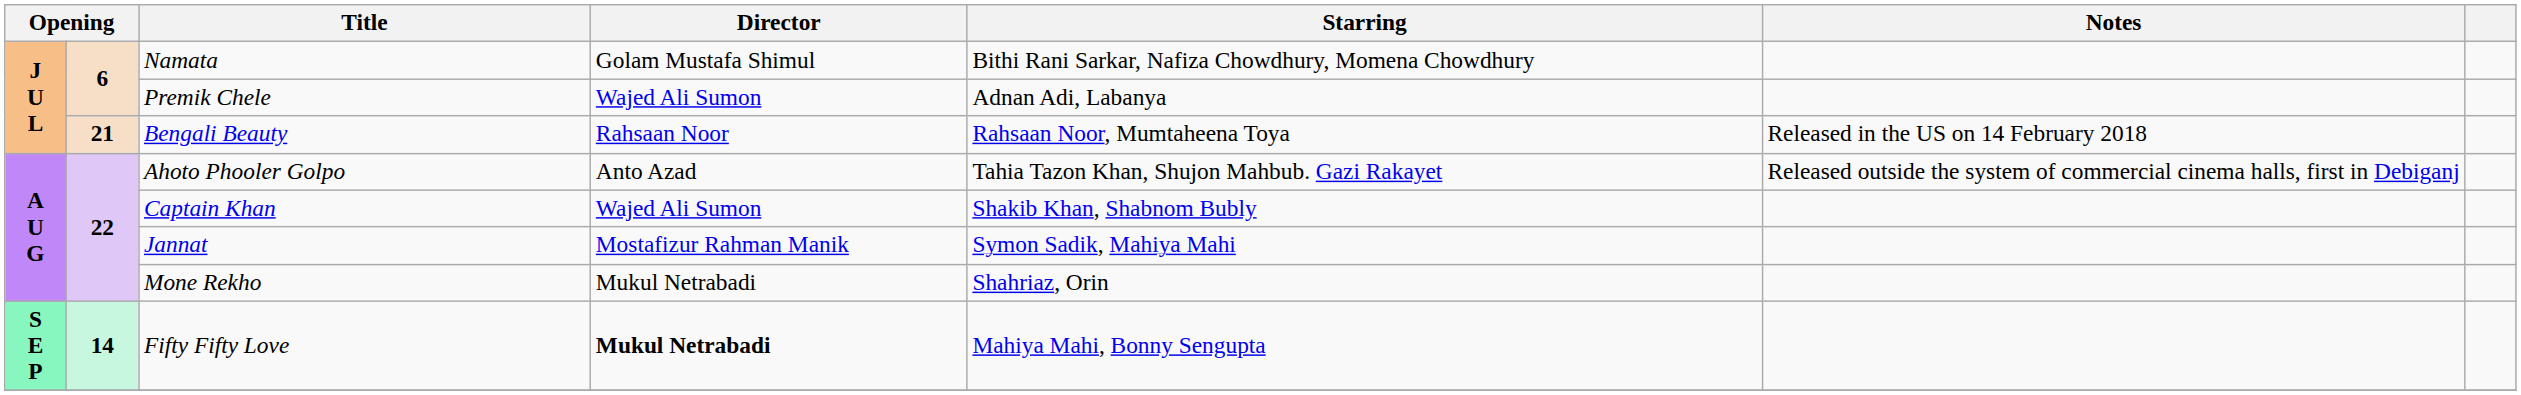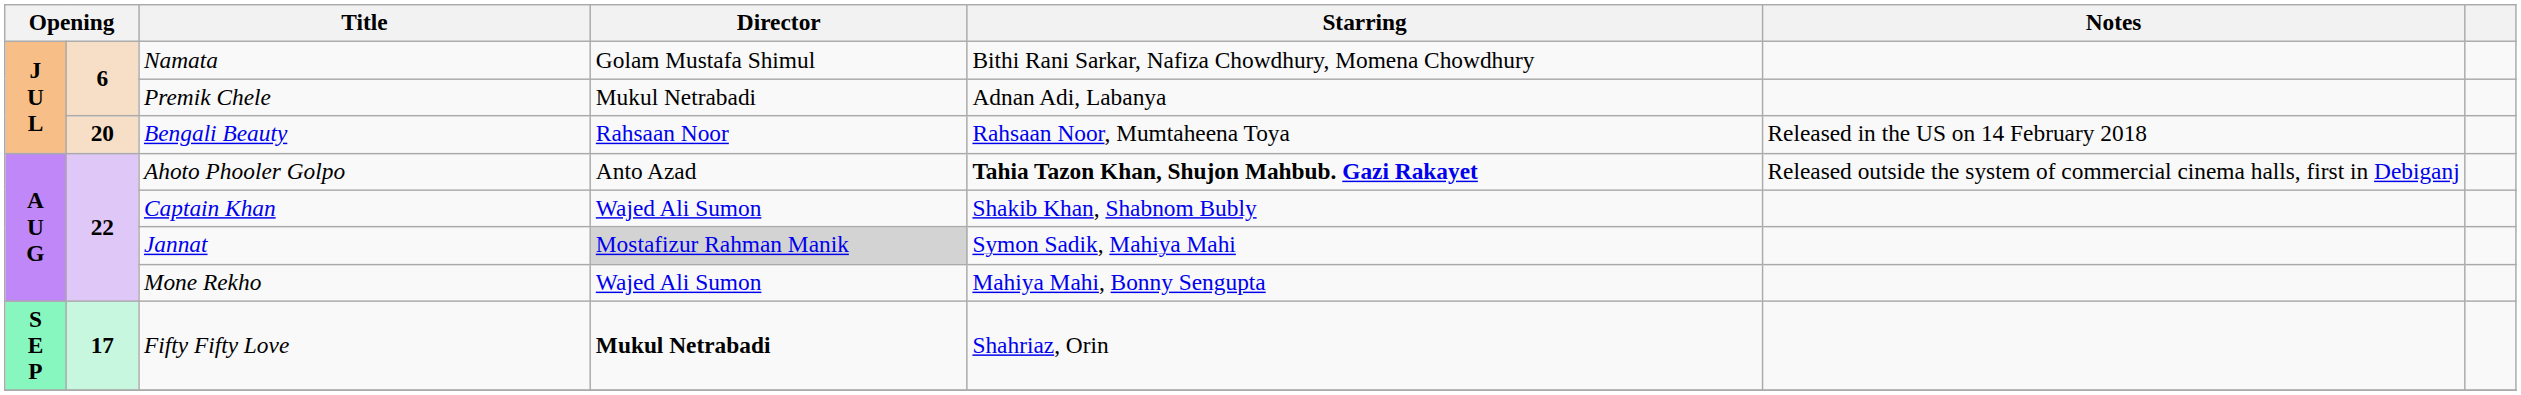(679, 97) Wajed Ali Sumon -> (676, 97) Mukul Netrabadi
(102, 134) 21 -> (102, 134) 20
(1207, 171) normal -> (1225, 171) bold
(722, 245) no background -> (722, 245) lightgrey background
(676, 282) Mukul Netrabadi -> (679, 282) Wajed Ali Sumon
(1041, 282) Shahriaz, Orin -> (1119, 282) Mahiya Mahi, Bonny Sengupta
(102, 345) 14 -> (102, 345) 17
(1119, 345) Mahiya Mahi, Bonny Sengupta -> (1041, 345) Shahriaz, Orin
